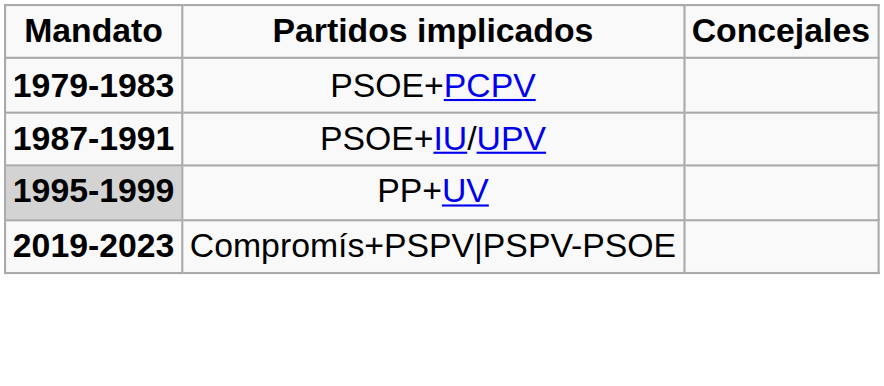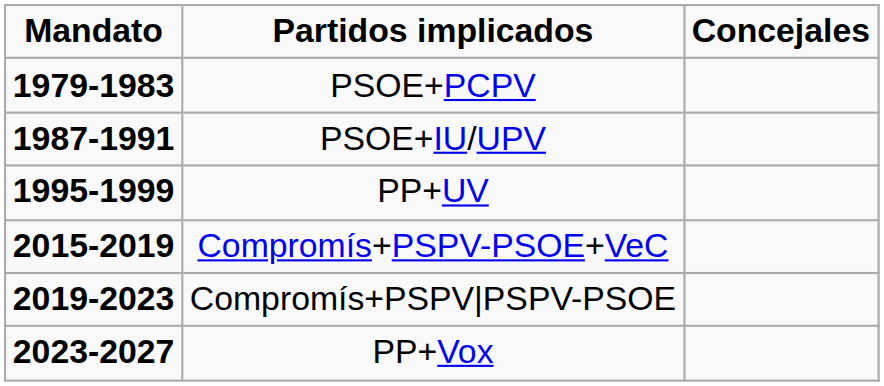(94, 191) lightgrey background -> (94, 191) no background
+ row: (433, 245)
+ row: (433, 352)
